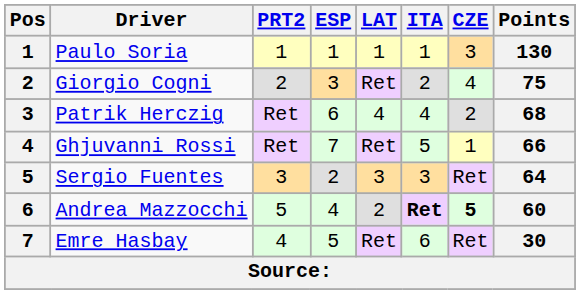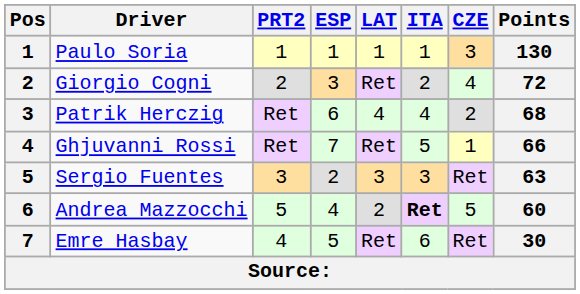(534, 84) 75 -> (534, 84) 72
(534, 178) 64 -> (534, 178) 63
(471, 210) bold -> (471, 210) normal
